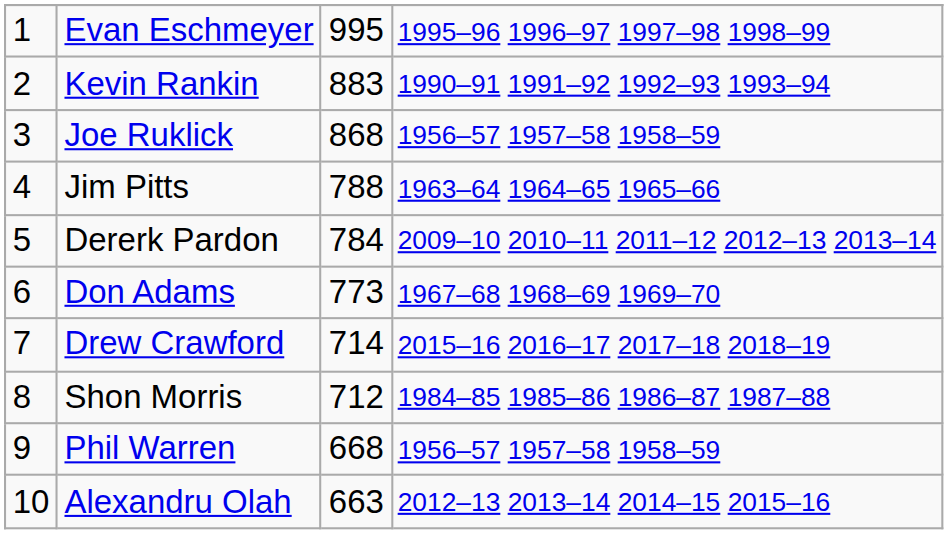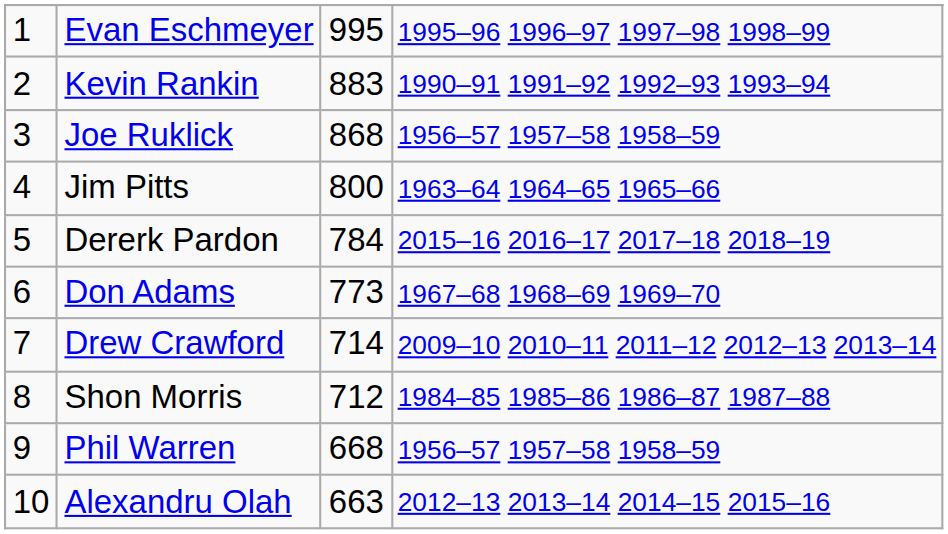(356, 187) 788 -> (356, 187) 800
(667, 240) 2009–10 2010–11 2011–12 2012–13 2013–14 -> (614, 240) 2015–16 2016–17 2017–18 2018–19
(614, 345) 2015–16 2016–17 2017–18 2018–19 -> (667, 345) 2009–10 2010–11 2011–12 2012–13 2013–14
